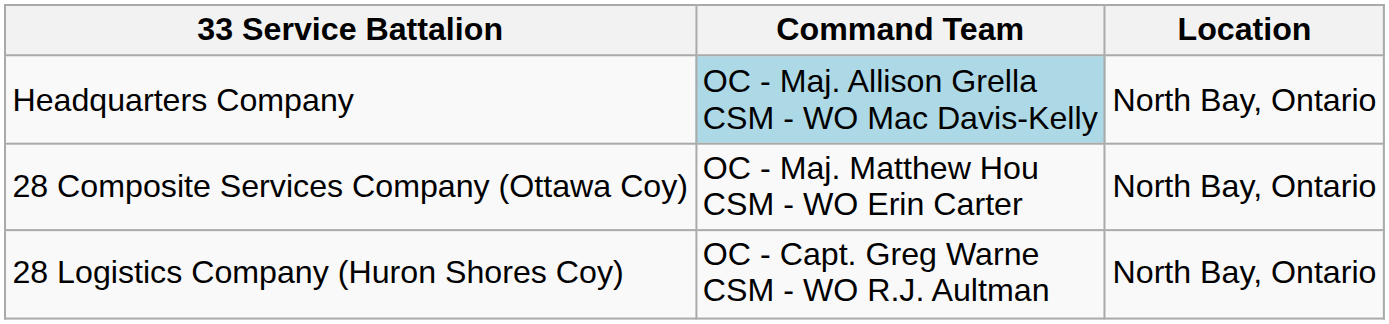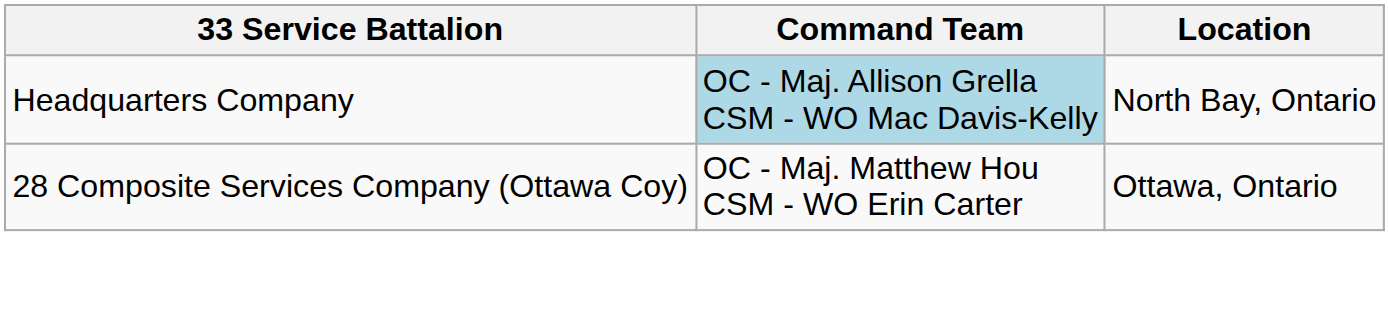(1245, 186) North Bay, Ontario -> (1225, 186) Ottawa, Ontario
- row: (318, 273)
